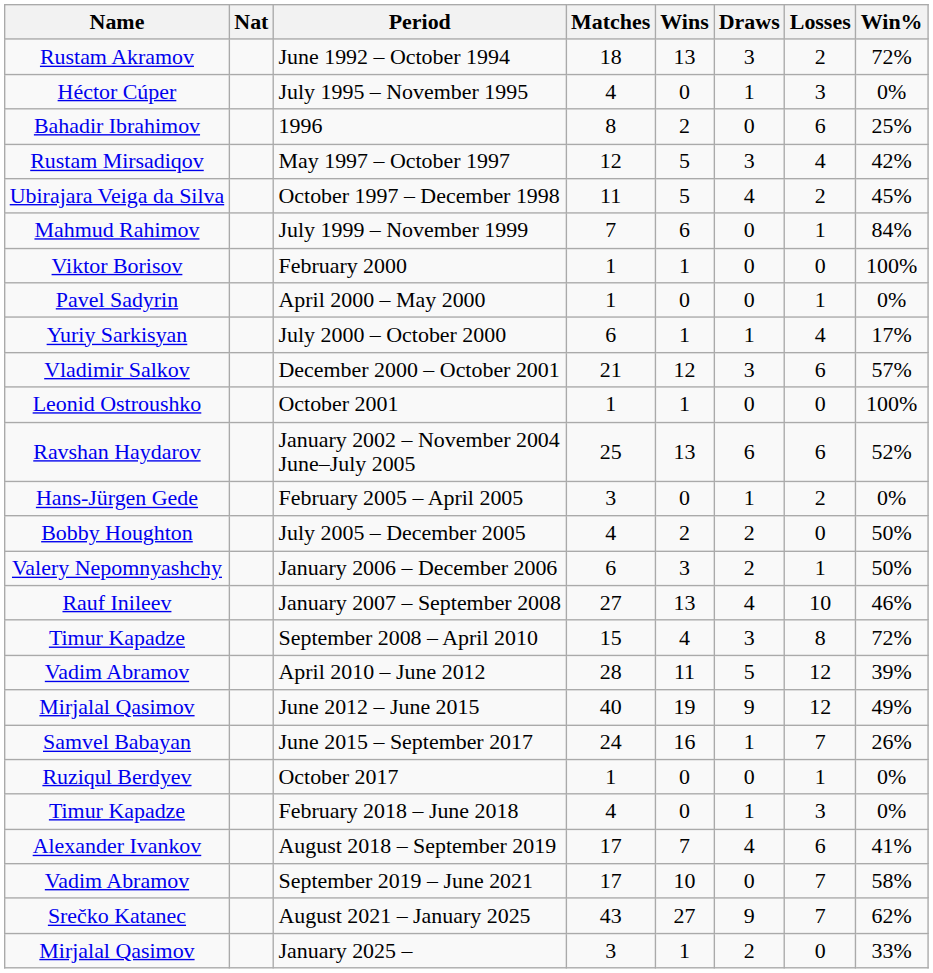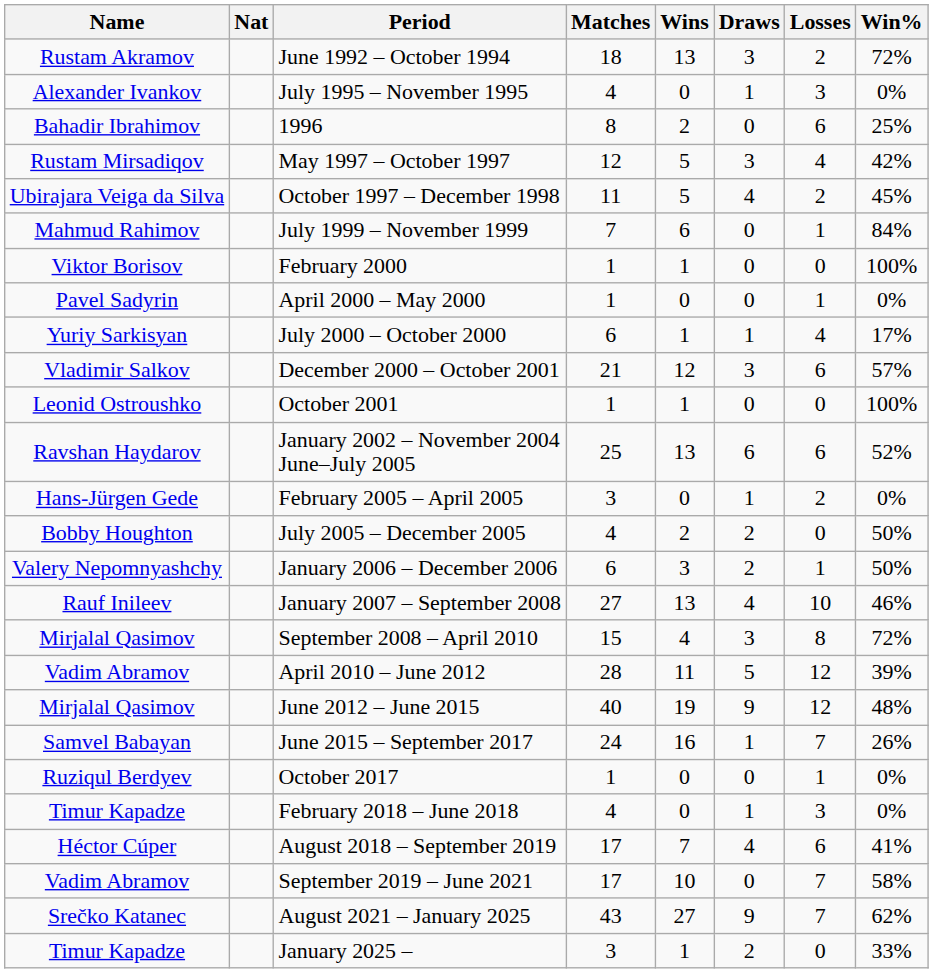(117, 91) Héctor Cúper -> (117, 91) Alexander Ivankov
(117, 637) Timur Kapadze -> (117, 637) Mirjalal Qasimov
(892, 707) 49% -> (892, 707) 48%
(117, 846) Alexander Ivankov -> (117, 846) Héctor Cúper
(117, 950) Mirjalal Qasimov -> (117, 950) Timur Kapadze
